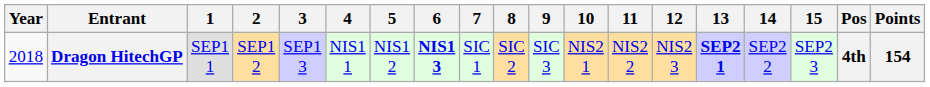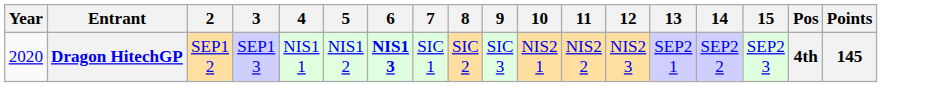- column: (210, 18)
(26, 56) 2018 -> (26, 56) 2020
(720, 56) bold -> (673, 56) normal
(898, 56) 154 -> (850, 56) 145
